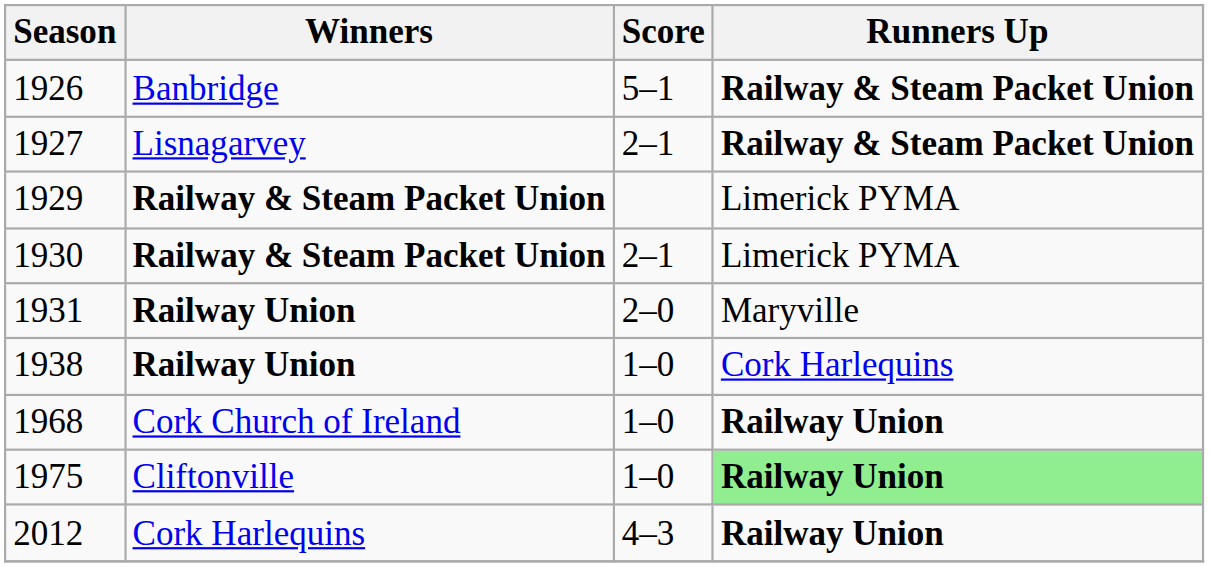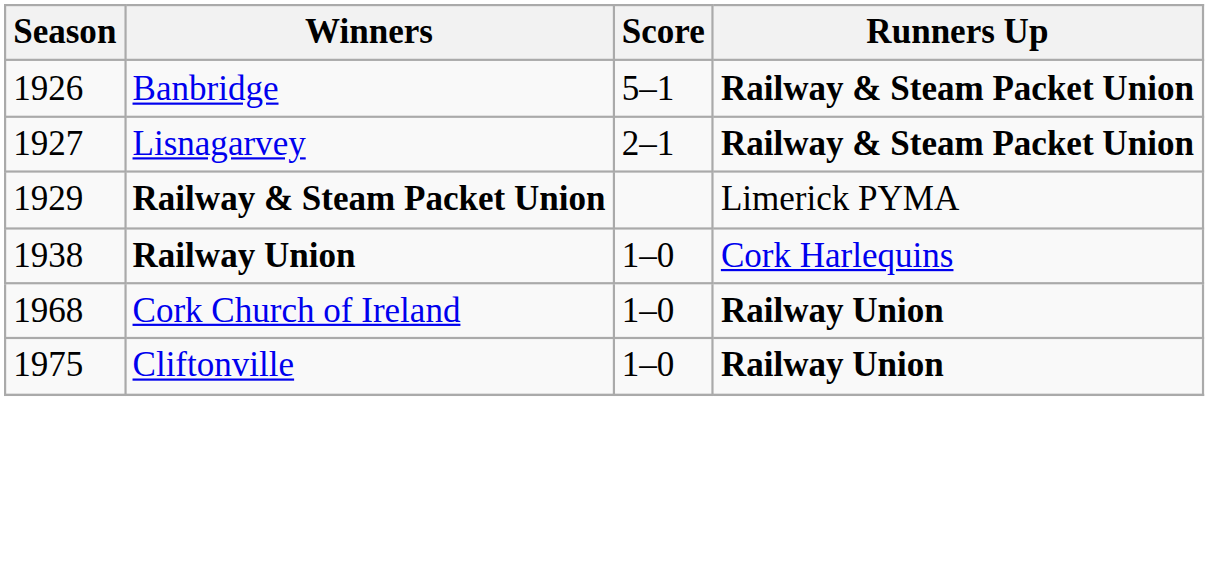- row: (48, 254)
- row: (48, 310)
(832, 476) lightgreen background -> (832, 365) no background
- row: (48, 532)
